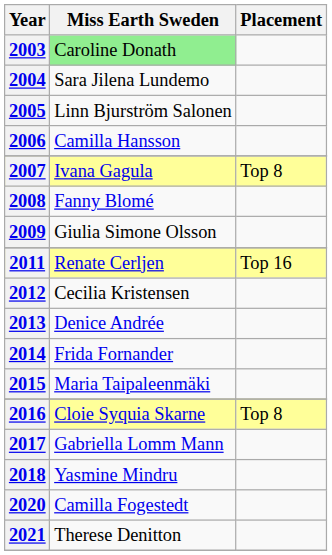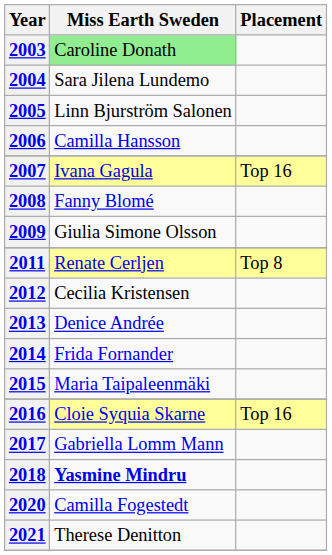(261, 171) Top 8 -> (266, 171) Top 16
(266, 262) Top 16 -> (261, 262) Top 8
(261, 414) Top 8 -> (266, 414) Top 16
(116, 474) normal -> (120, 474) bold
